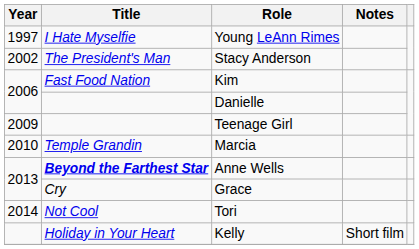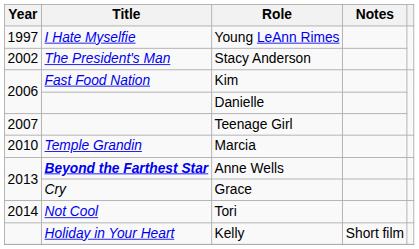(23, 124) 2009 -> (23, 124) 2007
